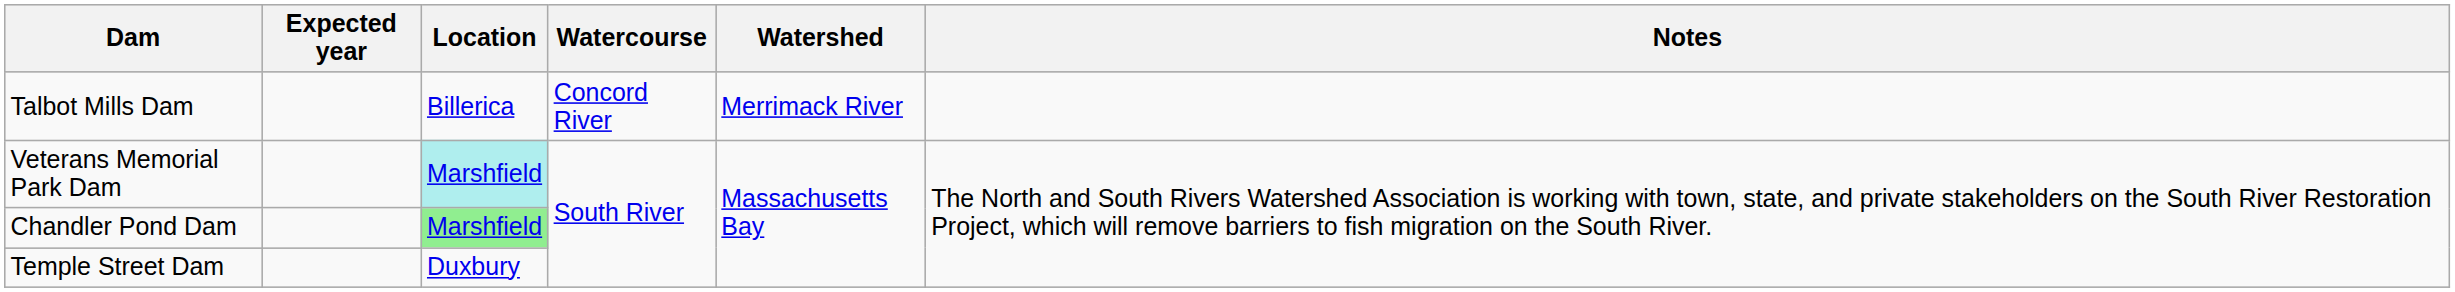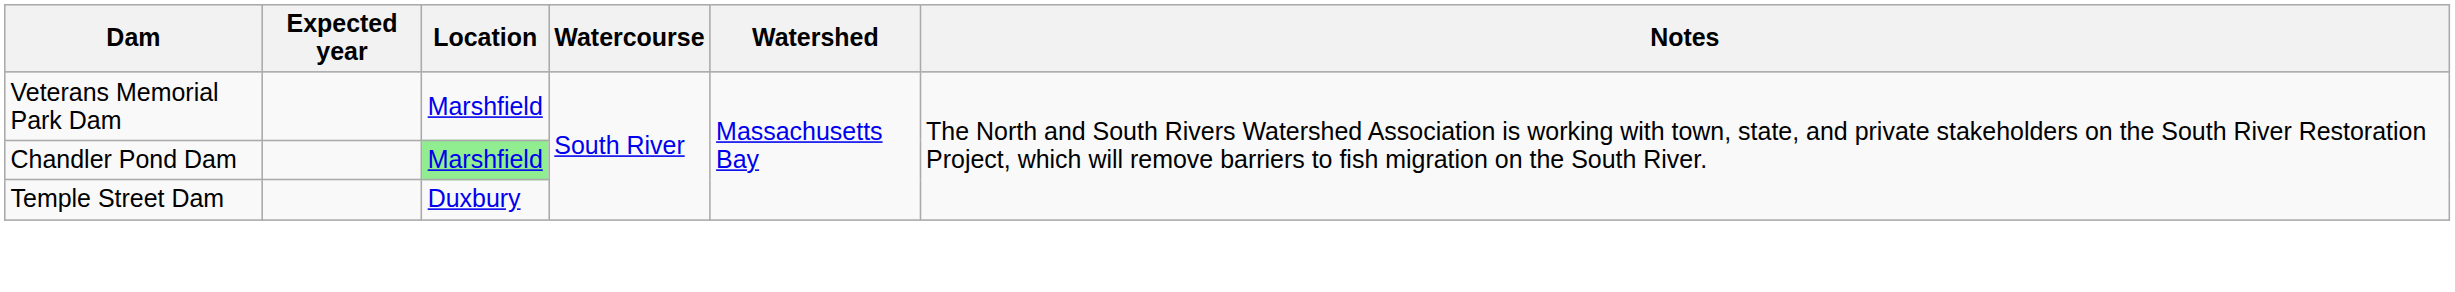- row: (102, 105)
(485, 173) paleturquoise background -> (485, 105) no background
